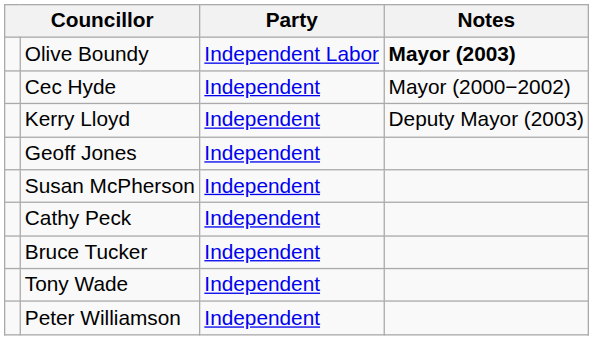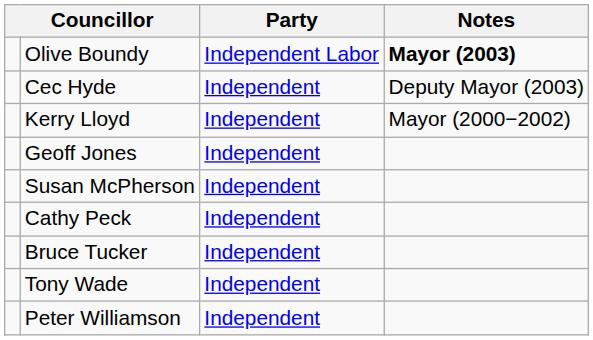(480, 86) Mayor (2000−2002) -> (486, 86) Deputy Mayor (2003)
(486, 119) Deputy Mayor (2003) -> (480, 119) Mayor (2000−2002)
